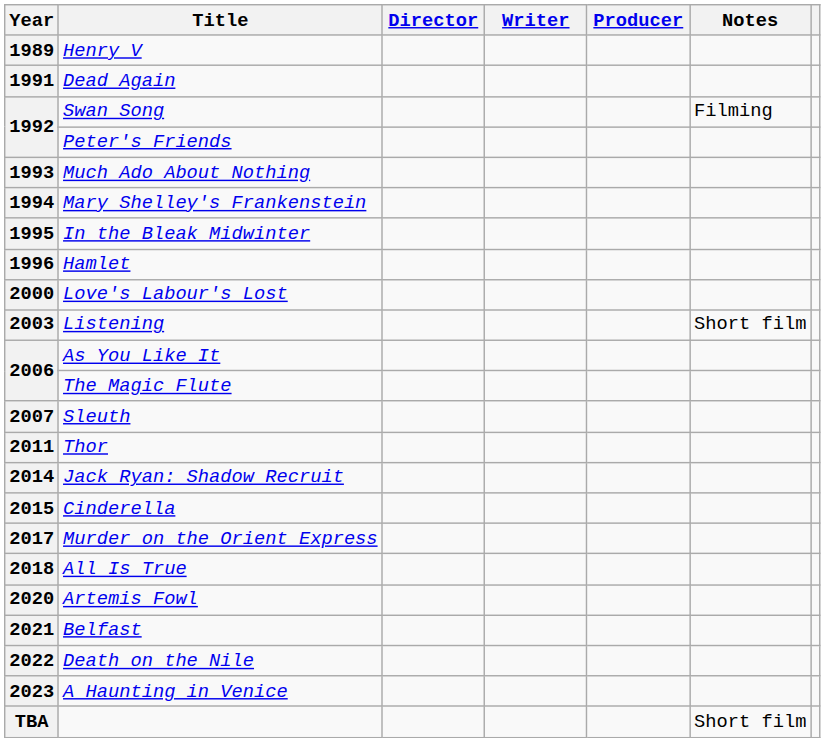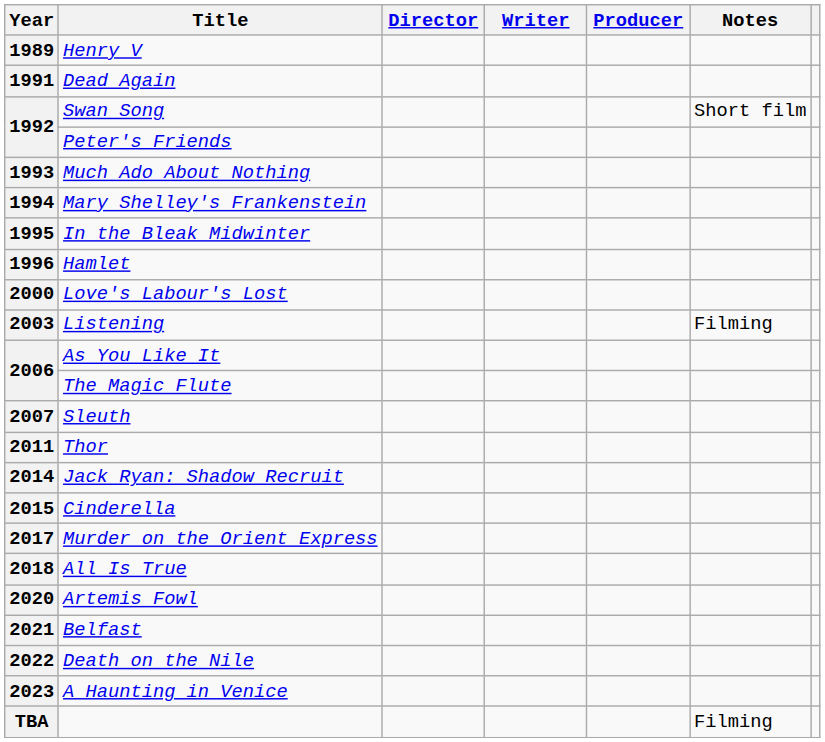(733, 112) Filming -> (750, 112) Short film
(750, 325) Short film -> (733, 325) Filming
(750, 722) Short film -> (733, 722) Filming
